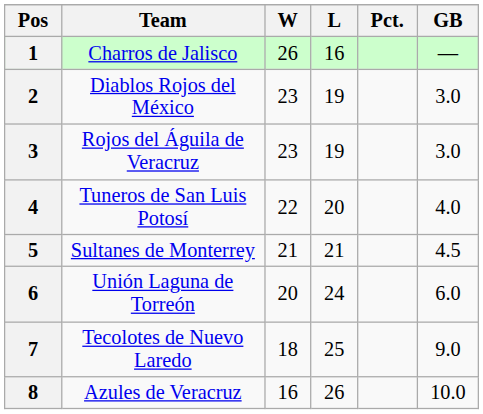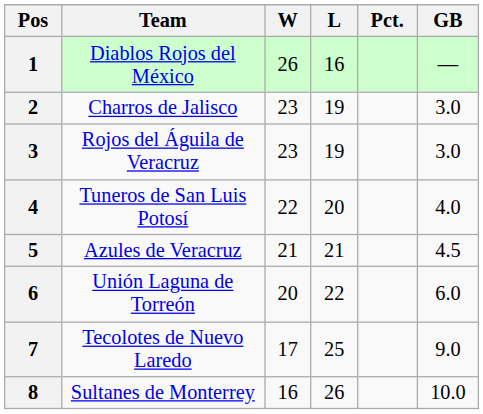(163, 52) Charros de Jalisco -> (163, 64) Diablos Rojos del México
(163, 96) Diablos Rojos del México -> (163, 107) Charros de Jalisco
(163, 250) Sultanes de Monterrey -> (163, 250) Azules de Veracruz
(334, 293) 24 -> (334, 293) 22
(288, 349) 18 -> (288, 349) 17
(163, 392) Azules de Veracruz -> (163, 392) Sultanes de Monterrey
